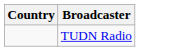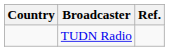+ column: (149, 14)
